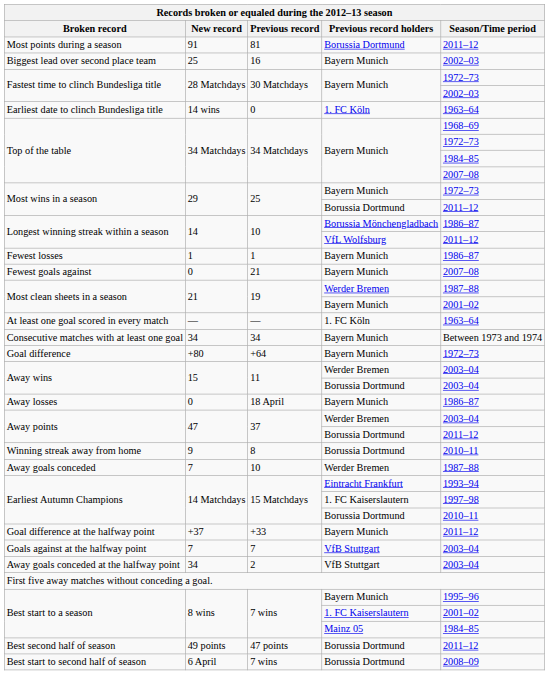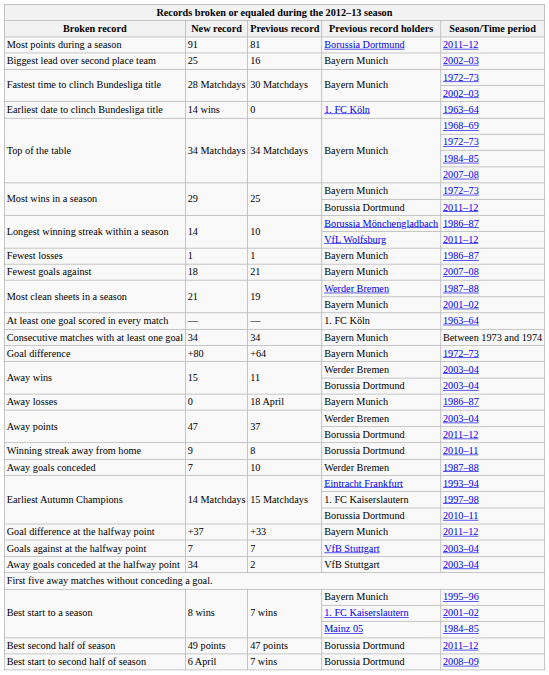(190, 272) 0 -> (193, 272) 18
